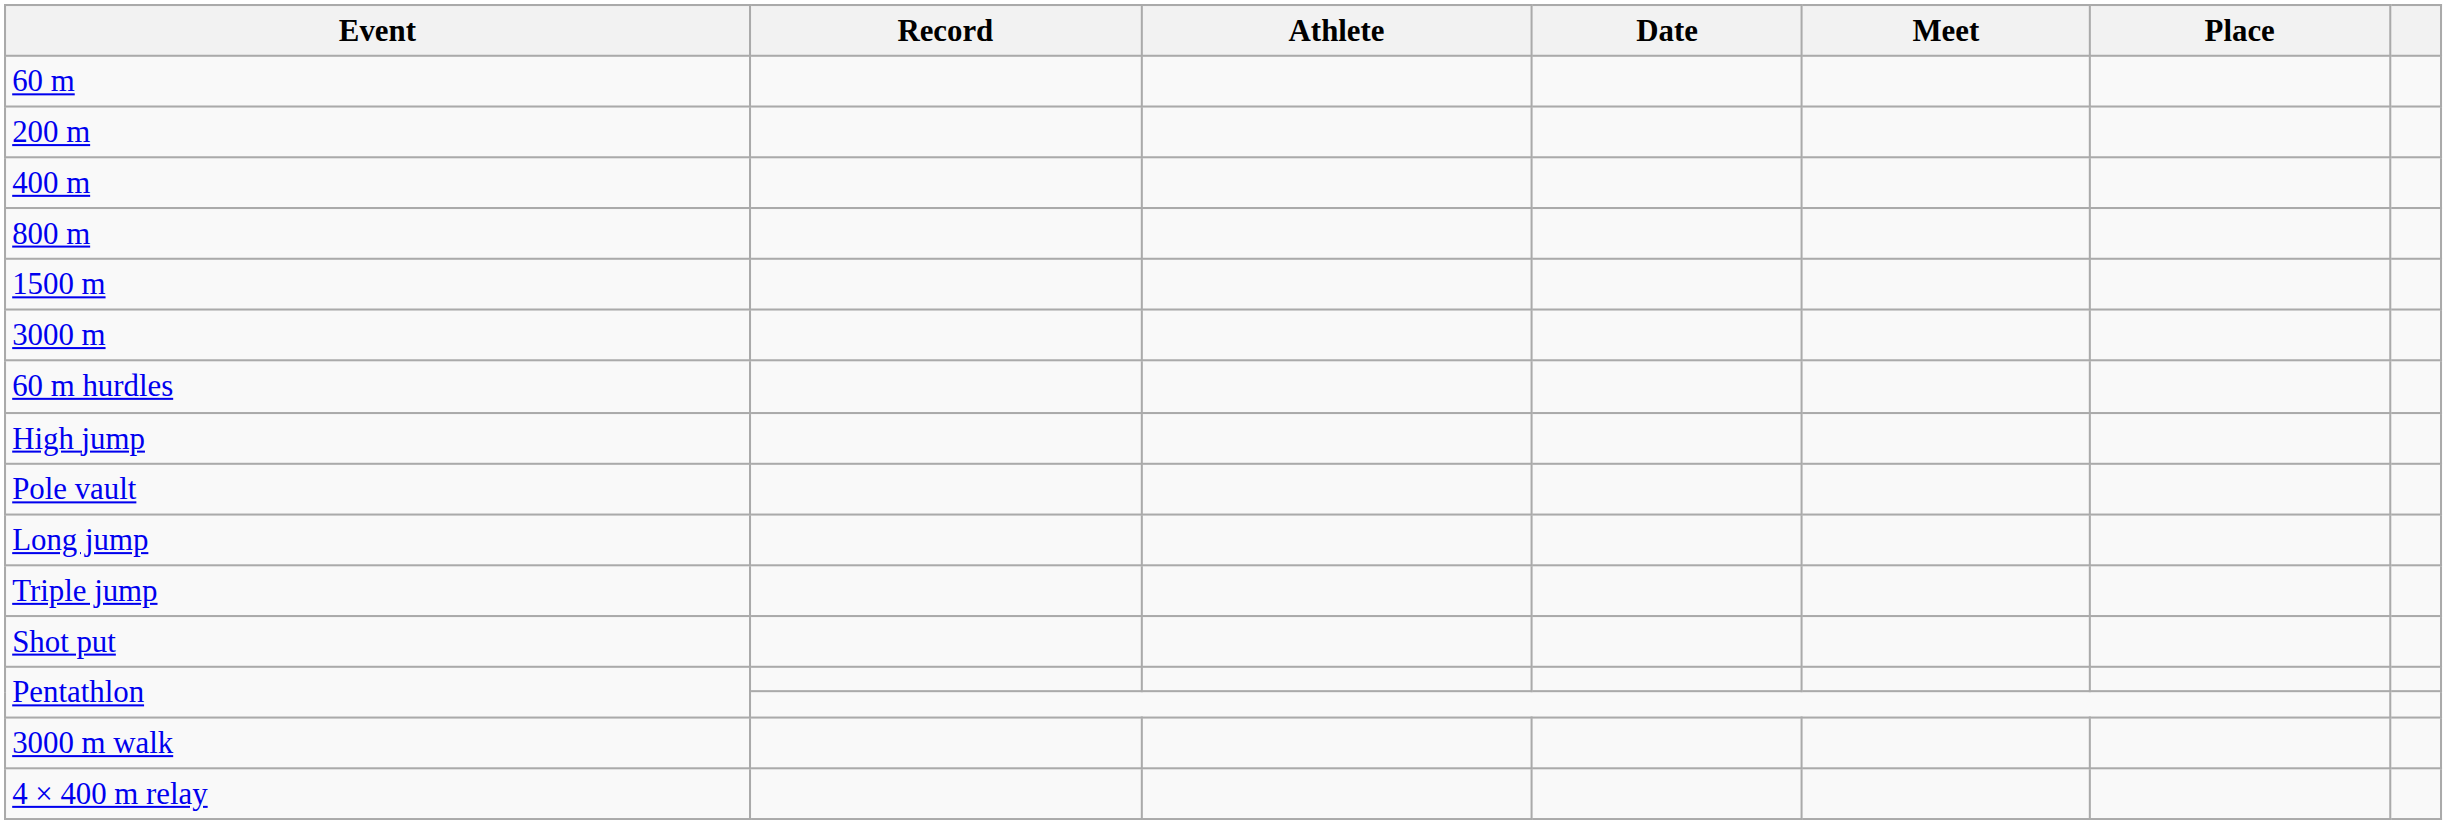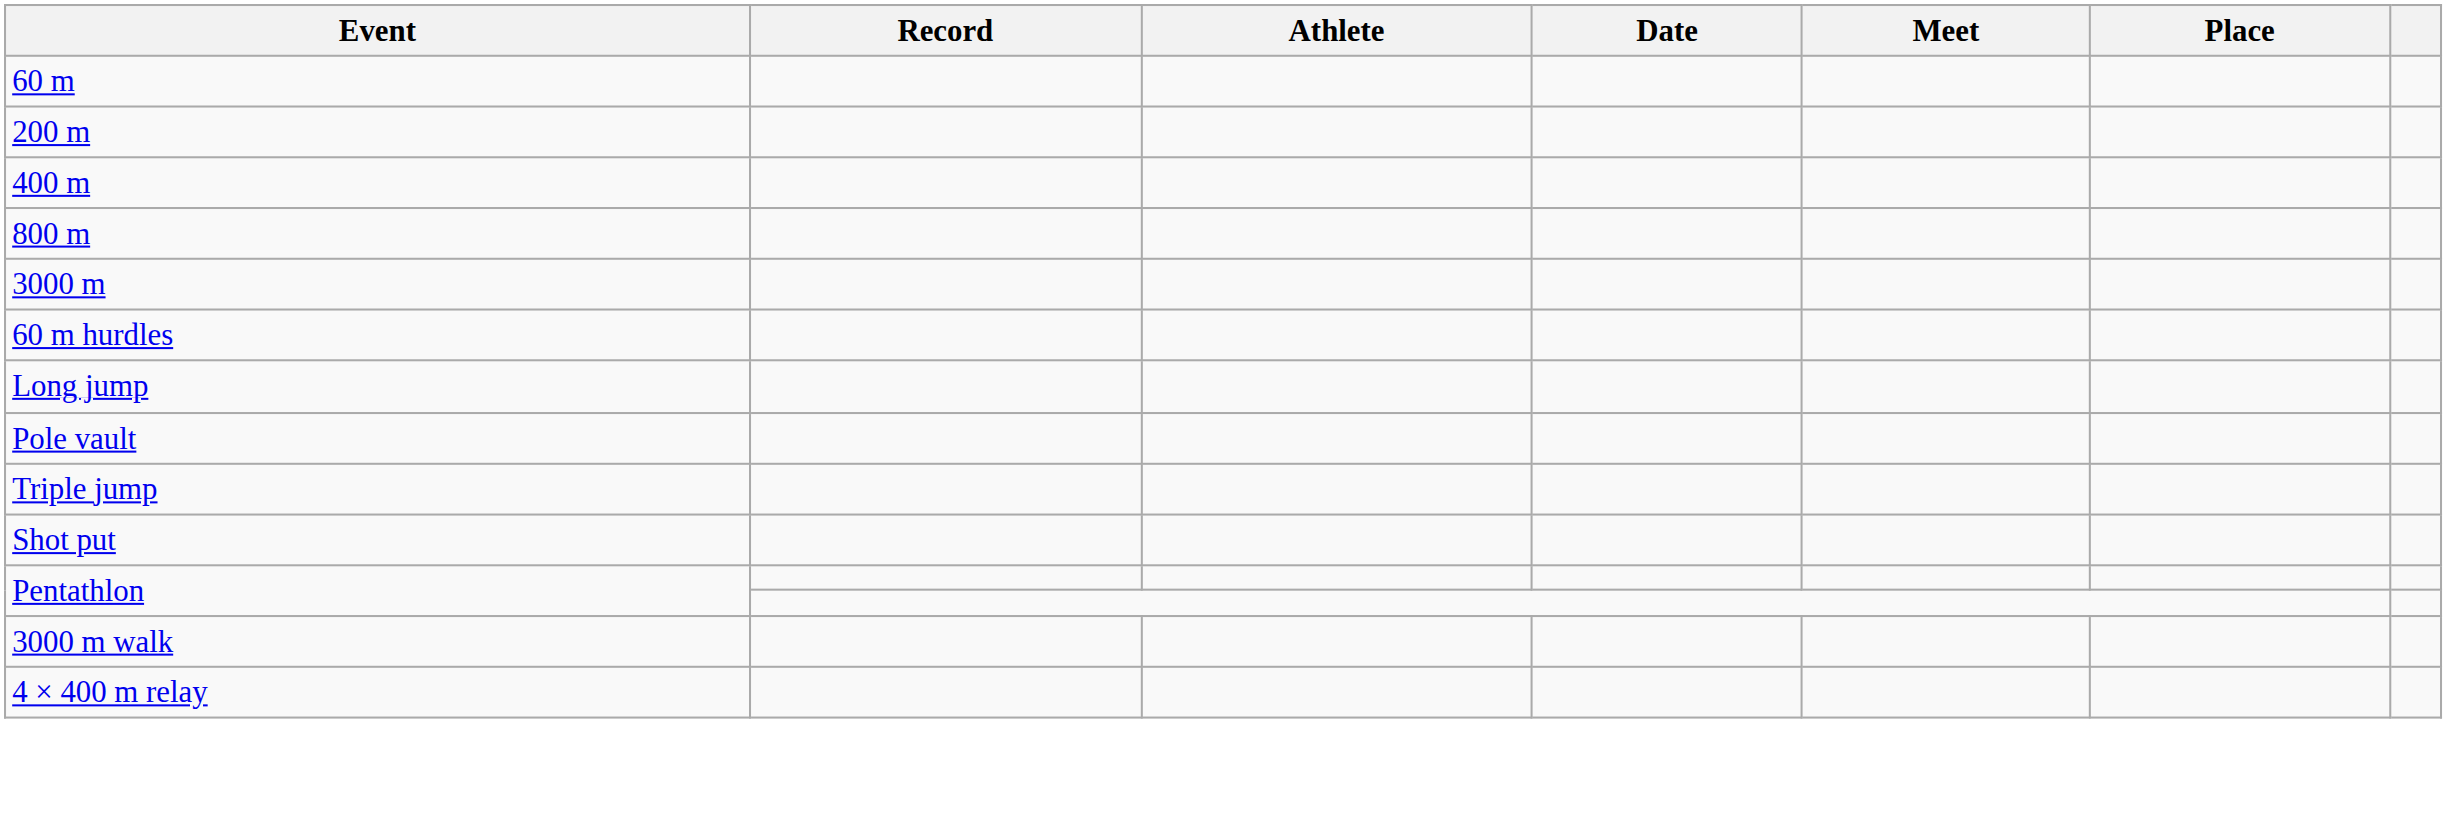- row: (59, 284)
- row: (79, 437)
rows swapped: (74, 488) <-> (80, 538)
